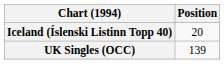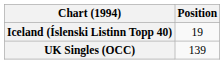(197, 31) 20 -> (197, 31) 19
